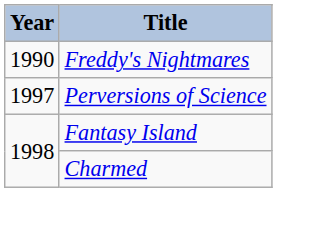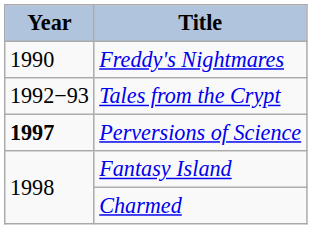+ row: (190, 96)
(32, 96) normal -> (32, 132) bold
